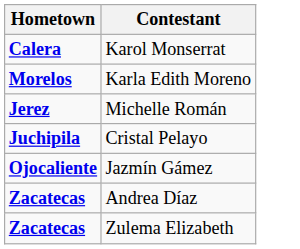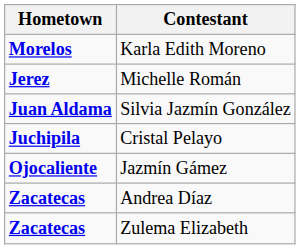- row: (166, 49)
+ row: (205, 109)
